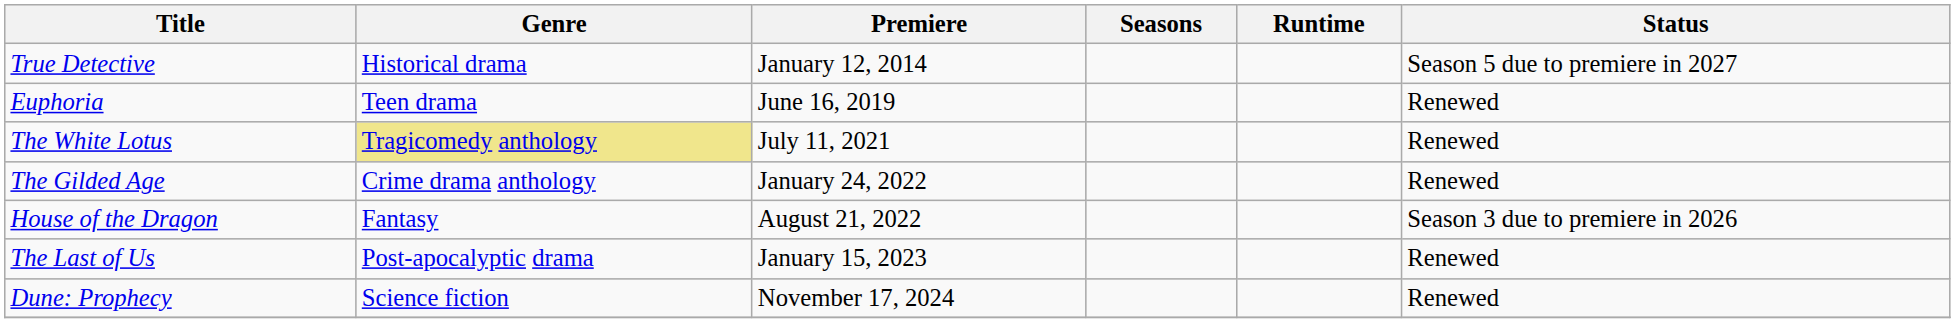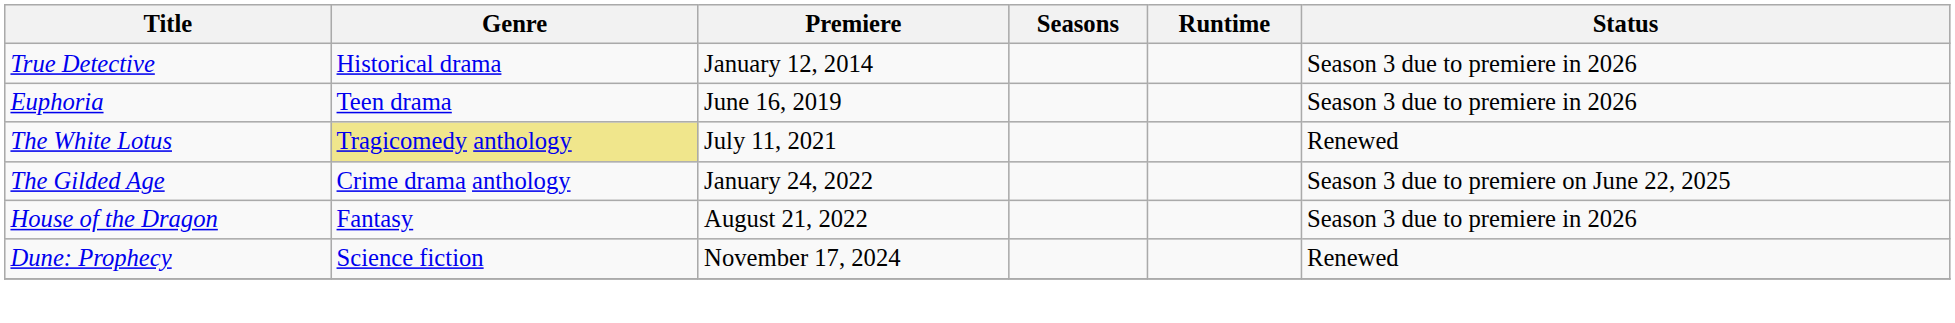(1572, 63) Season 5 due to premiere in 2027 -> (1472, 63) Season 3 due to premiere in 2026
(1453, 102) Renewed -> (1472, 102) Season 3 due to premiere in 2026
(1453, 180) Renewed -> (1519, 180) Season 3 due to premiere on June 22, 2025
- row: (83, 258)
